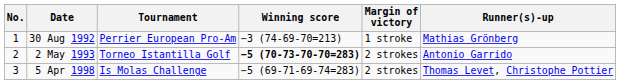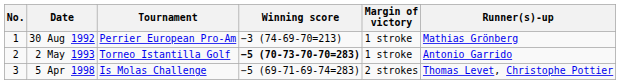(391, 56) 2 strokes -> (388, 56) 1 stroke
